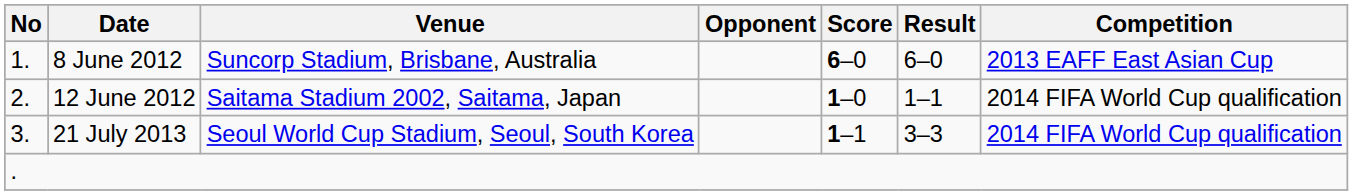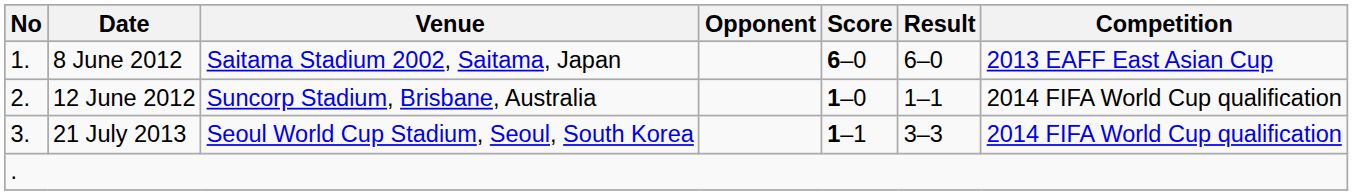(401, 60) Suncorp Stadium, Brisbane, Australia -> (414, 60) Saitama Stadium 2002, Saitama, Japan
(414, 97) Saitama Stadium 2002, Saitama, Japan -> (401, 97) Suncorp Stadium, Brisbane, Australia
